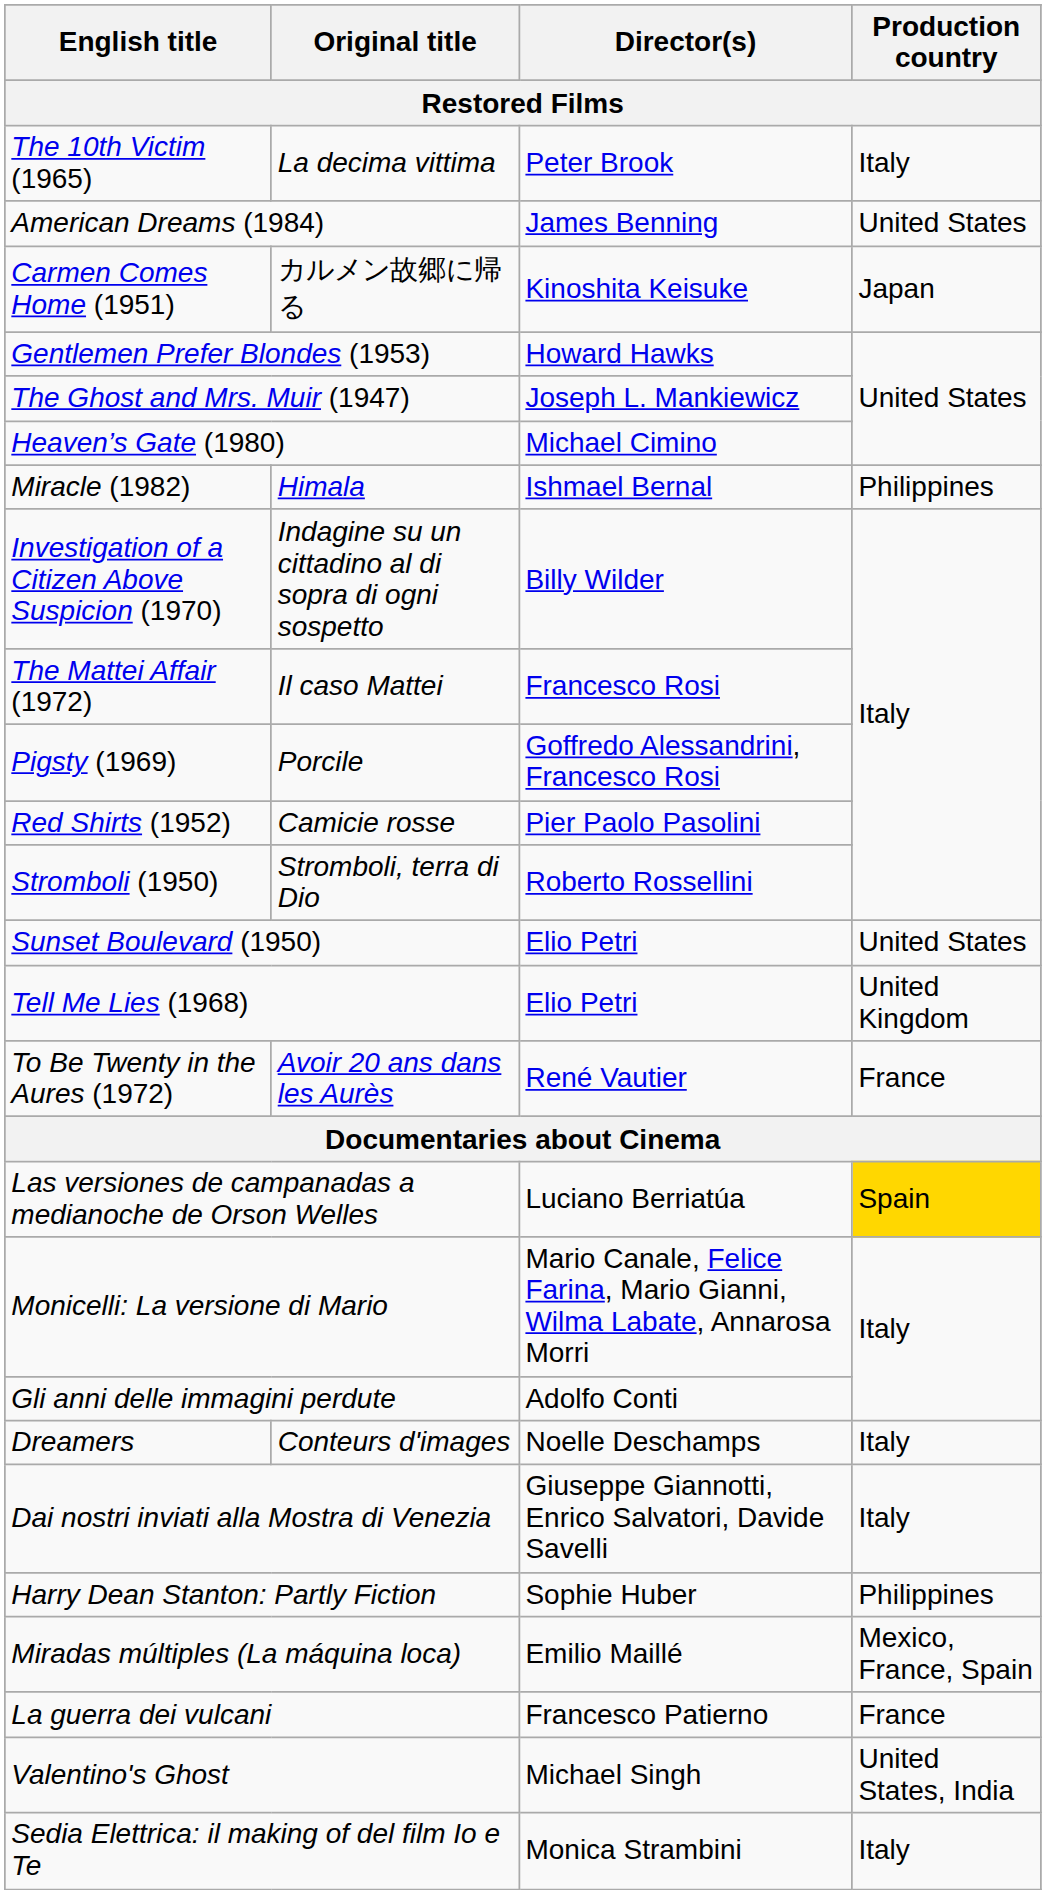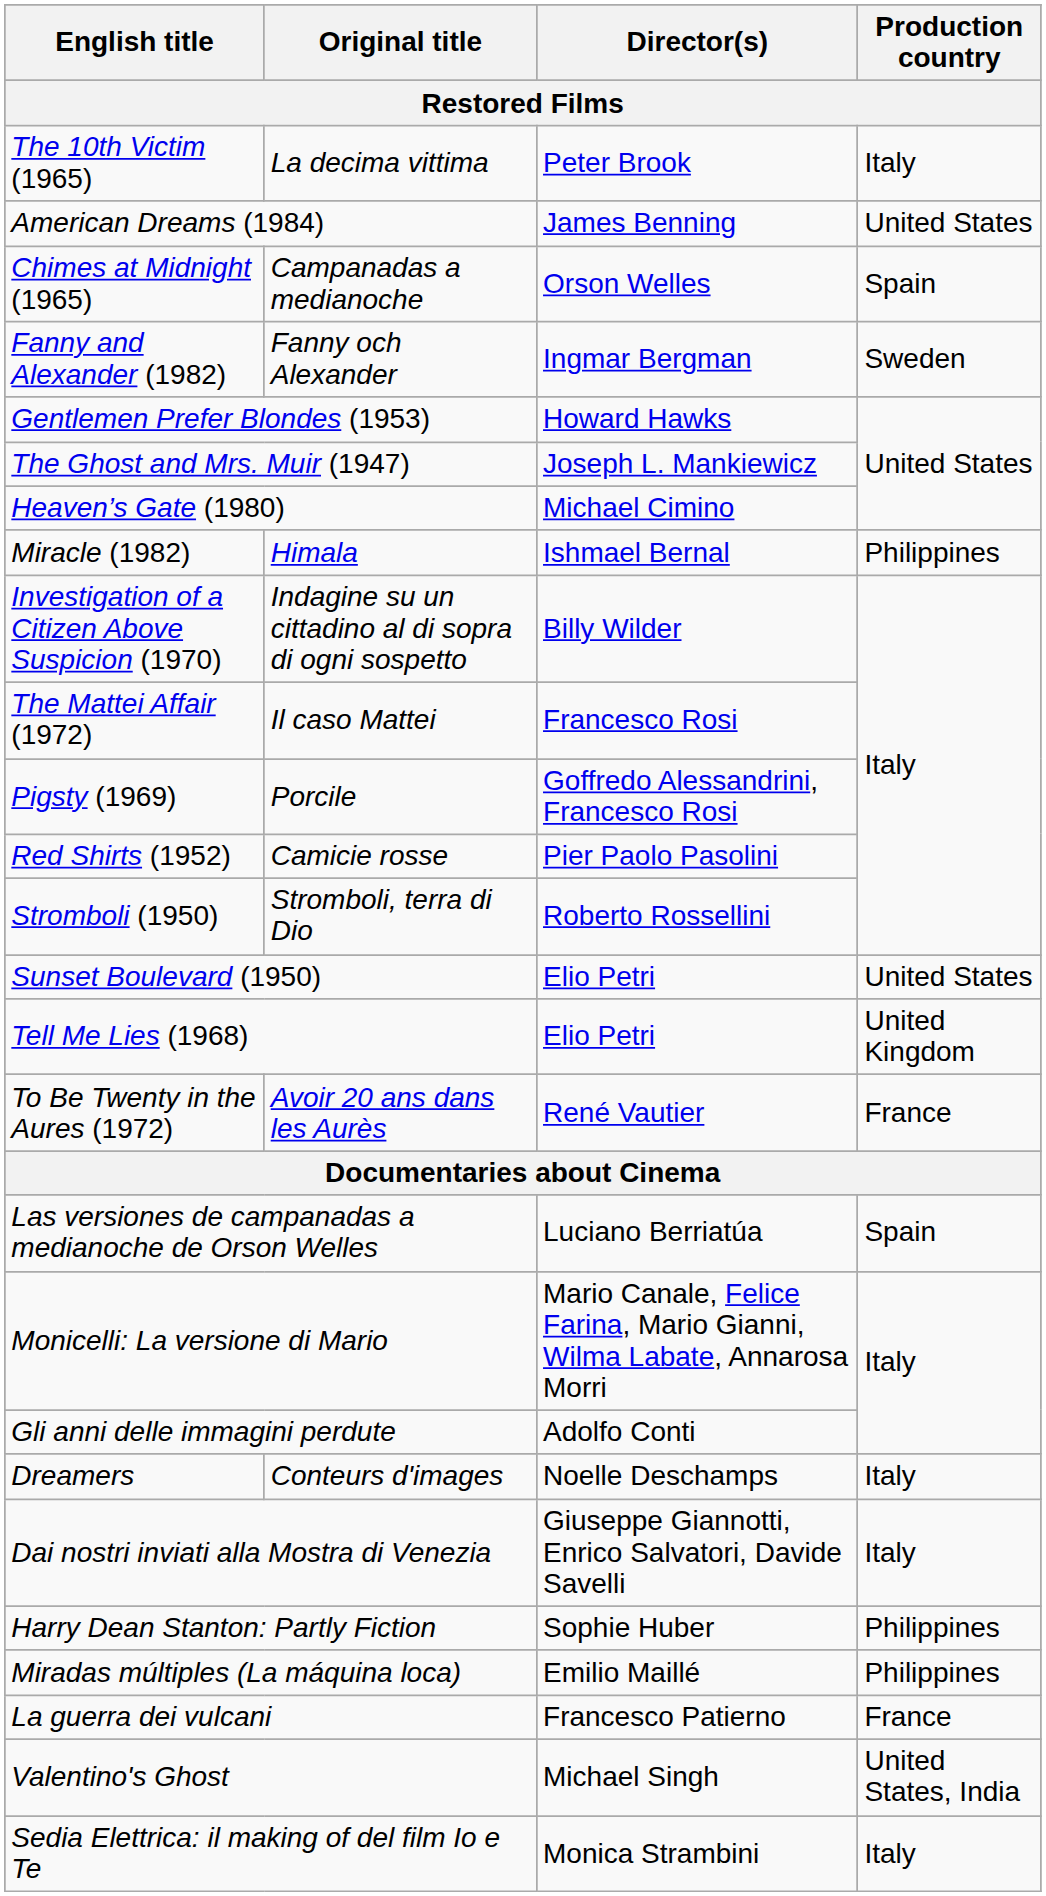- row: (109, 288)
+ row: (131, 283)
+ row: (119, 358)
(894, 1198) gold background -> (900, 1232) no background
(946, 1654) Mexico, France, Spain -> (932, 1672) Philippines
